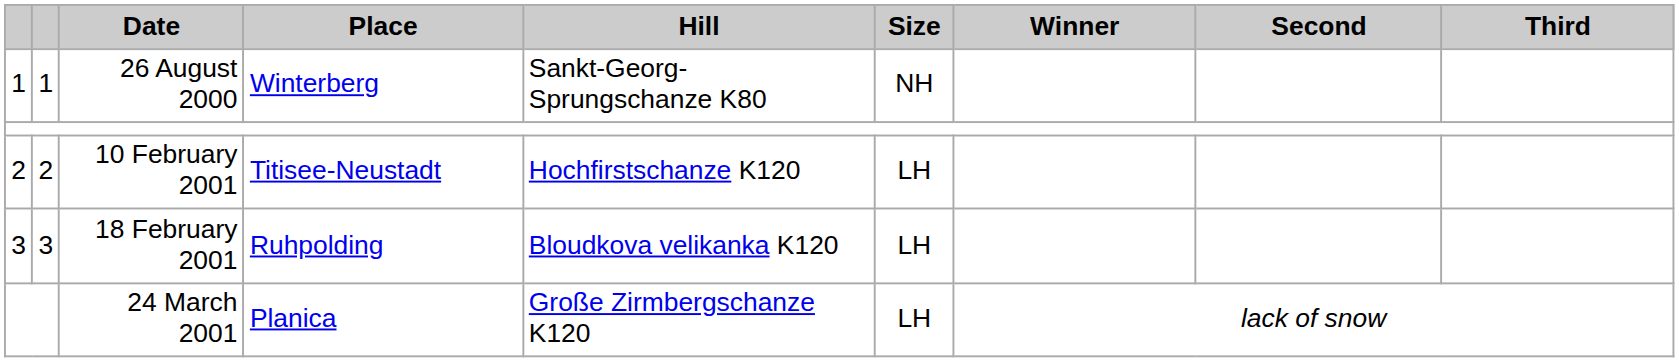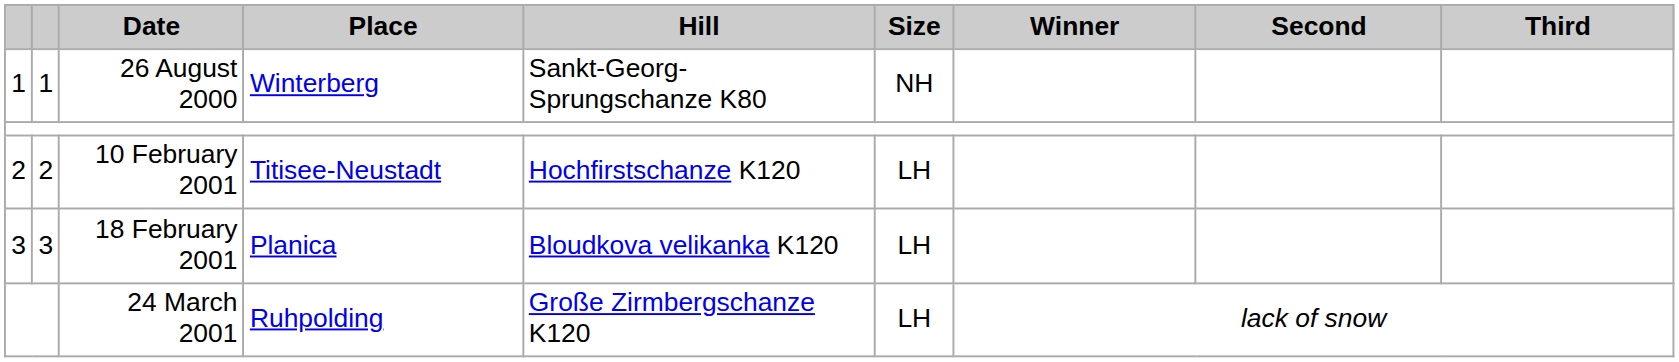(317, 244) Ruhpolding -> (293, 244) Planica
(293, 318) Planica -> (317, 318) Ruhpolding
